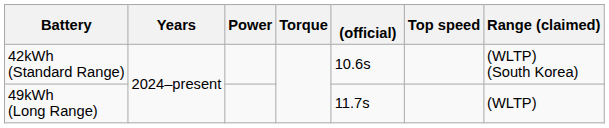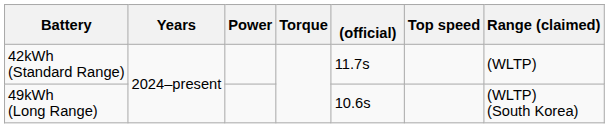(353, 64) 10.6s -> (352, 64) 11.7s
(533, 64) (WLTP) (South Korea) -> (512, 64) (WLTP)
(352, 104) 11.7s -> (353, 104) 10.6s
(512, 104) (WLTP) -> (533, 104) (WLTP) (South Korea)
